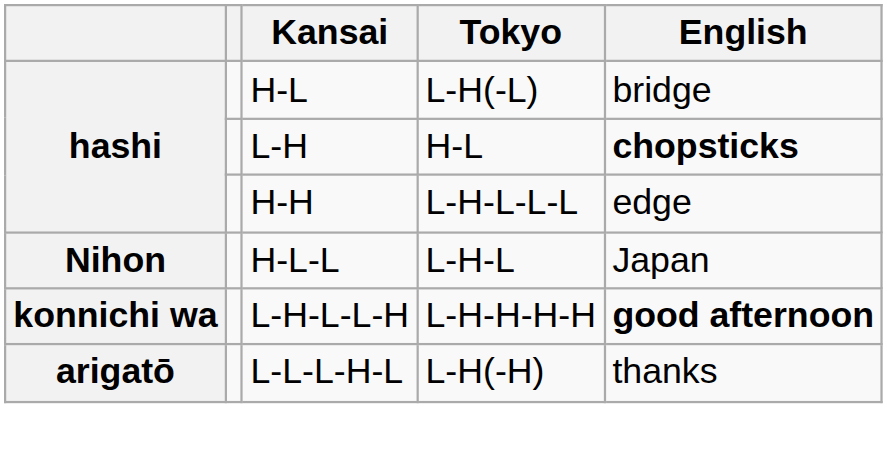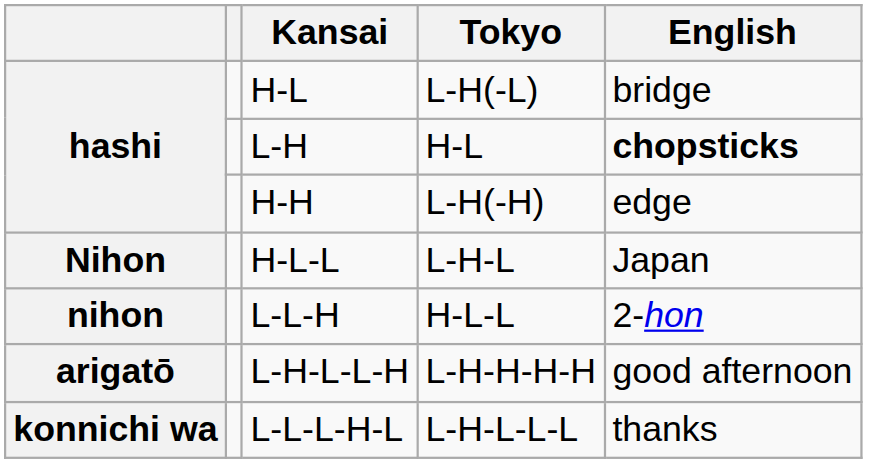(502, 202) L-H-L-L-L -> (485, 202) L-H(-H)
+ row: (295, 315)
(115, 315) konnichi wa -> (115, 372) arigatō
(743, 315) bold -> (732, 372) normal
(115, 372) arigatō -> (115, 428) konnichi wa
(485, 372) L-H(-H) -> (502, 428) L-H-L-L-L
